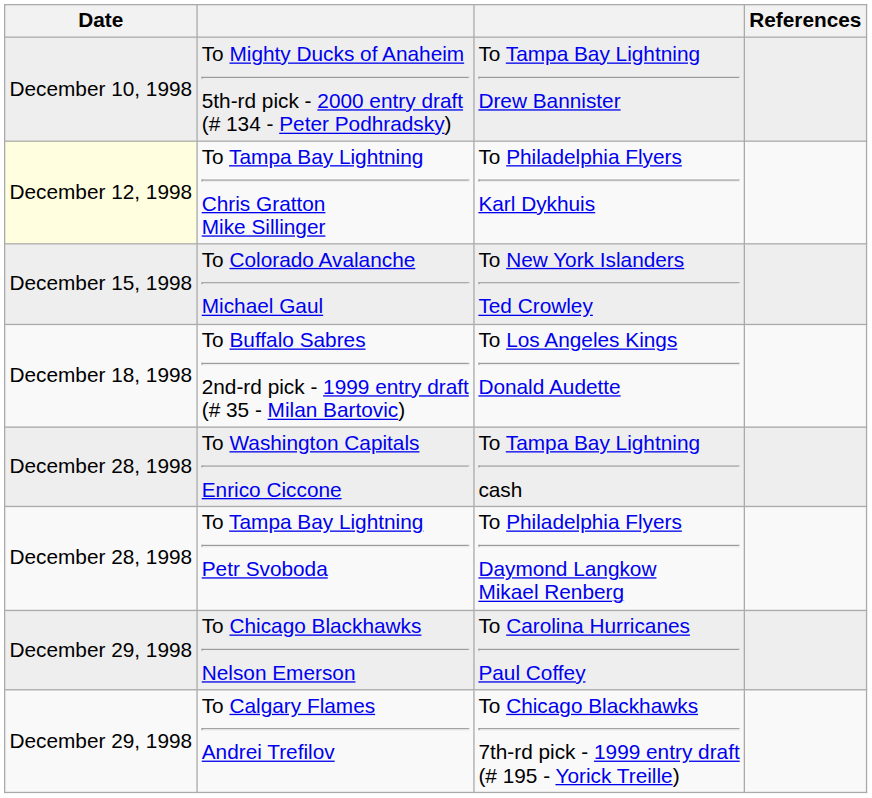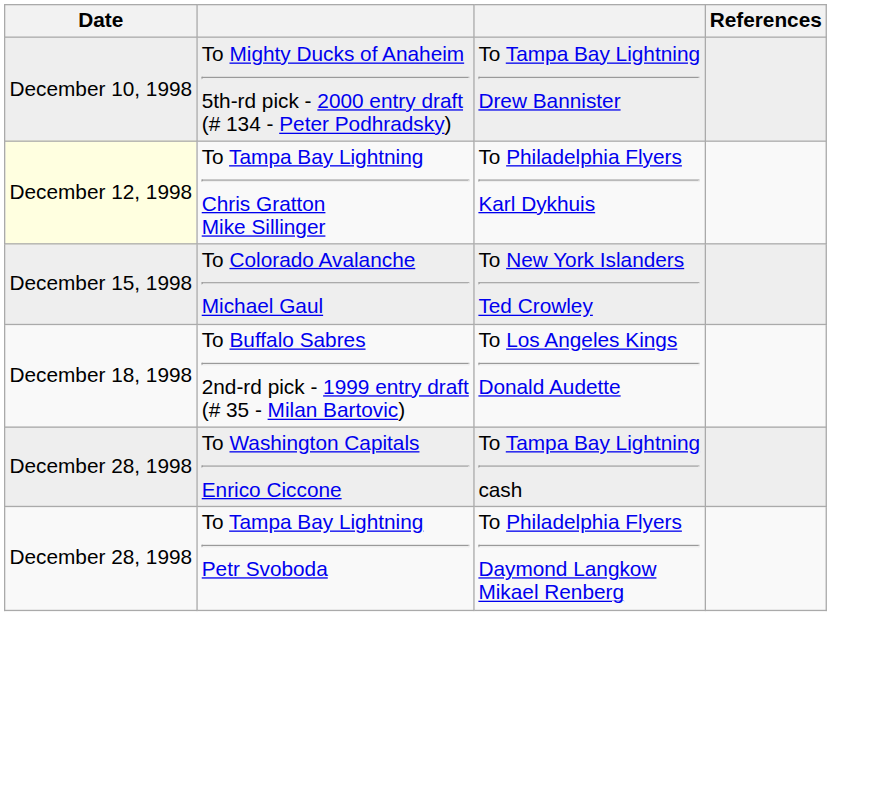- row: (335, 649)
- row: (335, 729)
